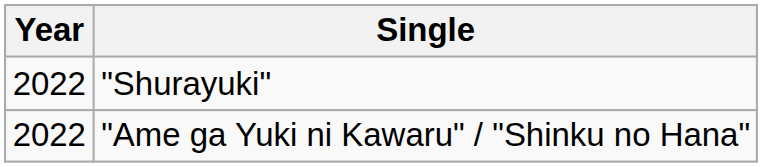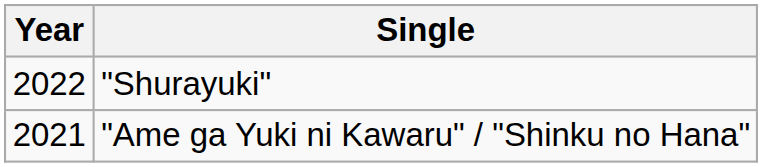(49, 135) 2022 -> (49, 135) 2021
